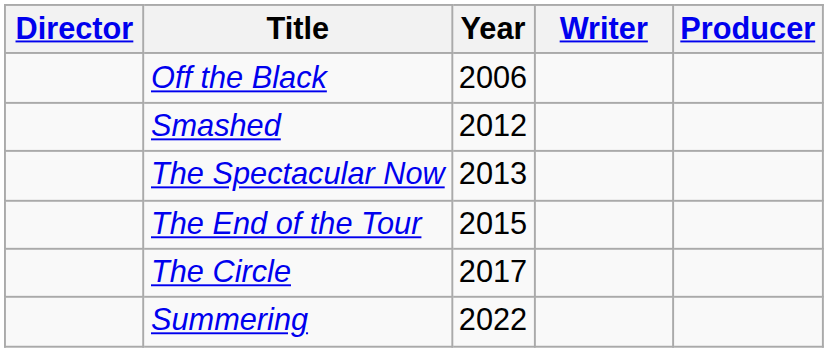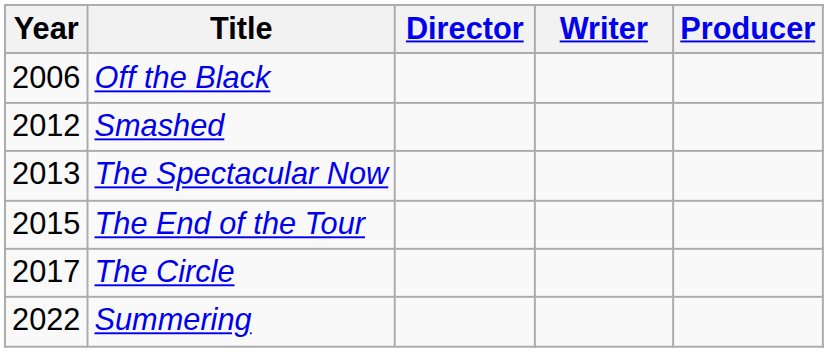columns swapped: (493, 28) <-> (74, 28)
